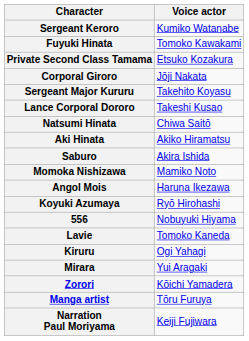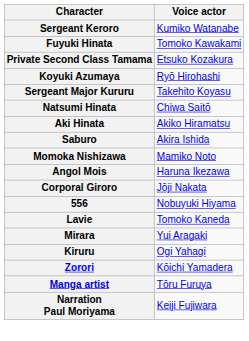rows swapped: (79, 76) <-> (79, 204)
- row: (79, 108)
rows swapped: (79, 268) <-> (79, 252)
